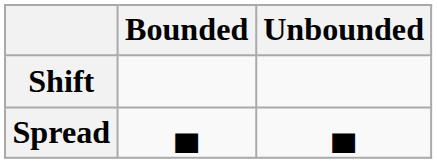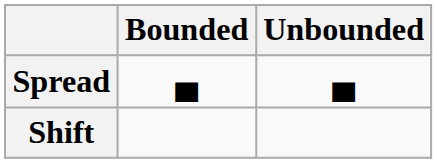rows swapped: (61, 132) <-> (61, 81)
